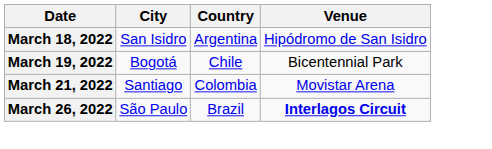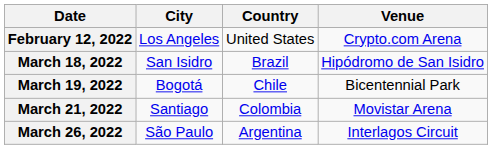+ row: (70, 39)
(226, 39) Argentina -> (270, 62) Brazil
(226, 109) Brazil -> (270, 132) Argentina
(345, 109) bold -> (403, 132) normal
